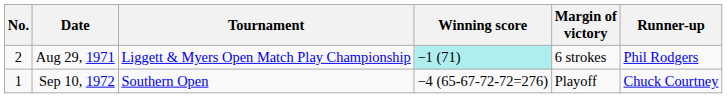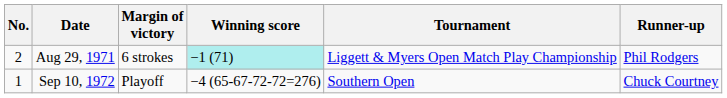columns swapped: (266, 25) <-> (586, 25)
